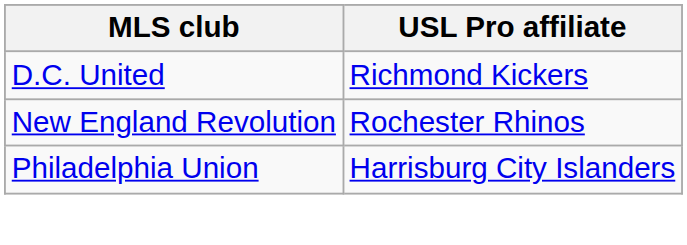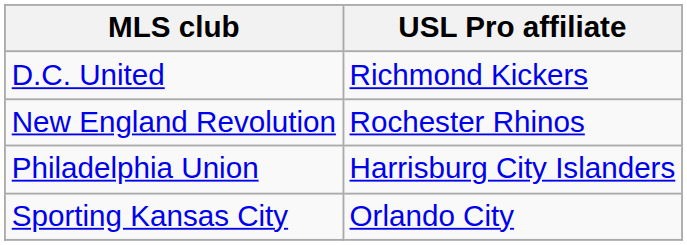+ row: (150, 215)
